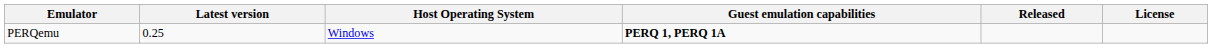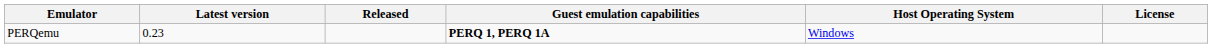columns swapped: (1042, 14) <-> (474, 14)
(153, 33) 0.25 -> (153, 33) 0.23
